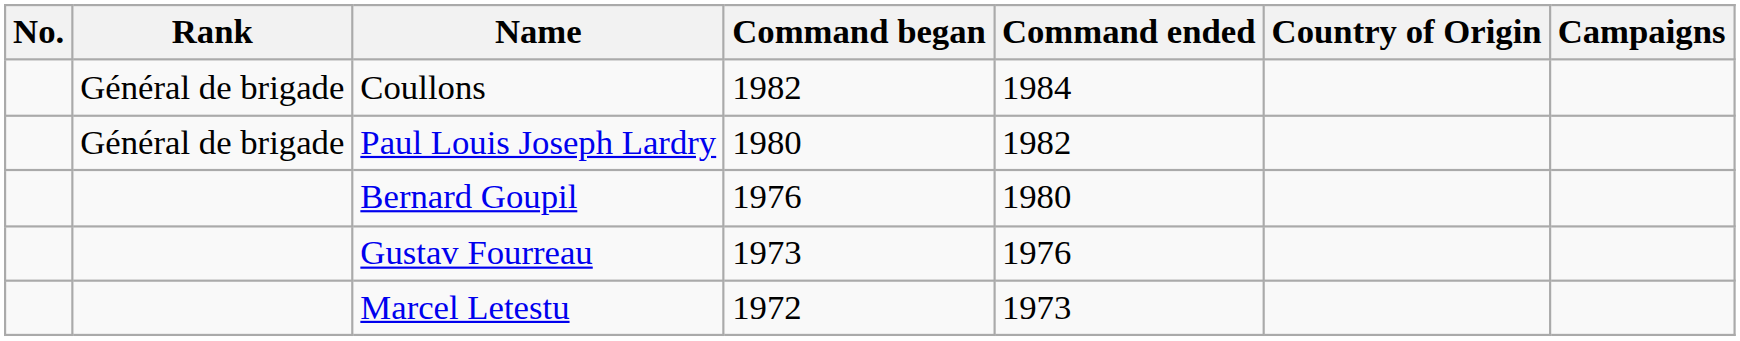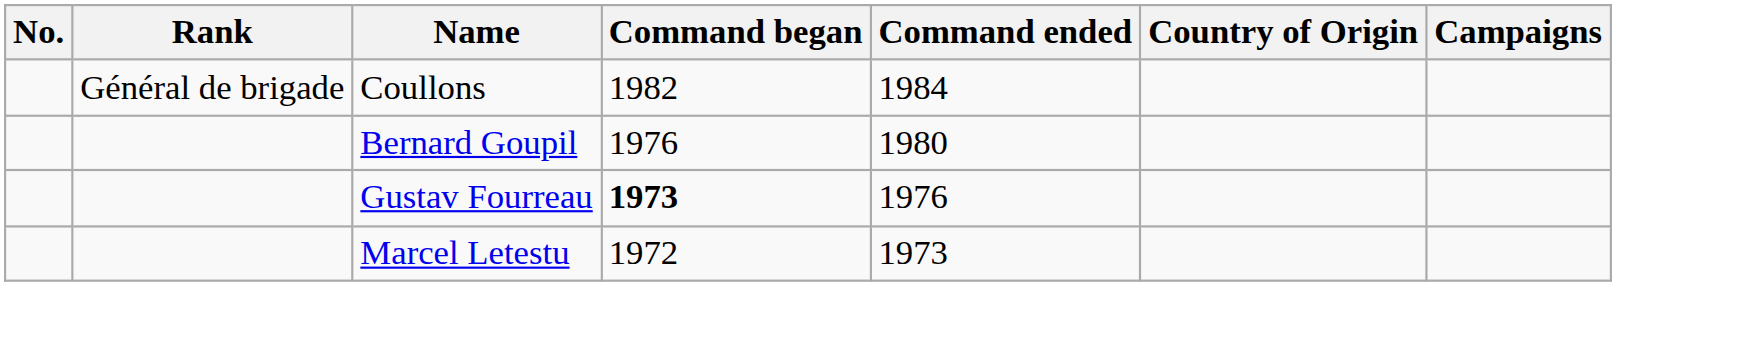- row: (538, 142)
(767, 252) normal -> (643, 197) bold
